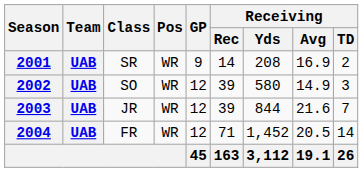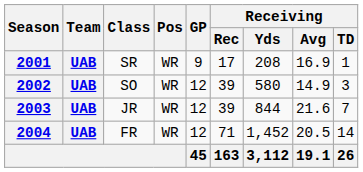(227, 63) 14 -> (227, 63) 17
(346, 63) 2 -> (346, 63) 1
